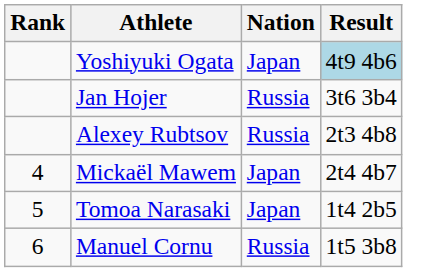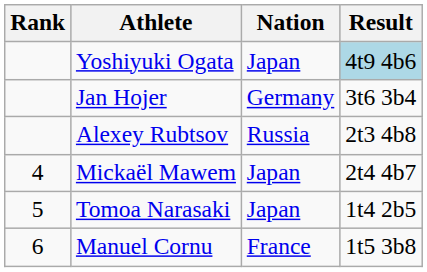(278, 97) Russia -> (291, 97) Germany
(278, 246) Russia -> (279, 246) France
